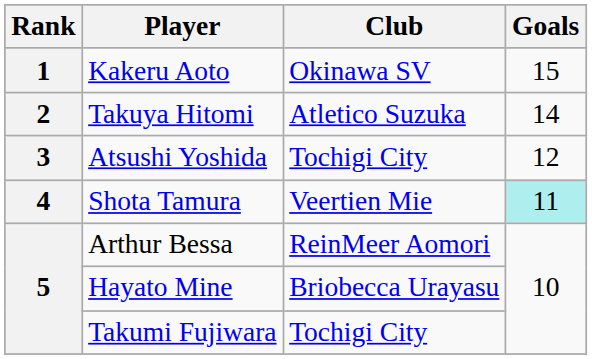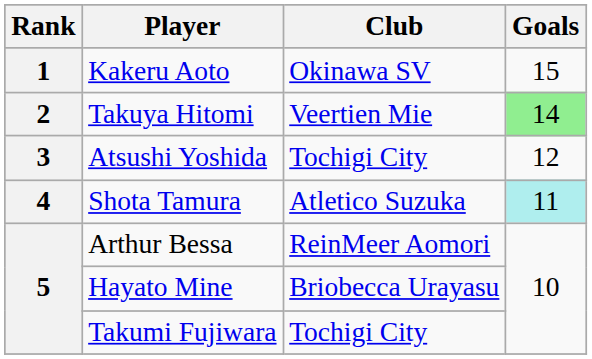(377, 113) Atletico Suzuka -> (361, 113) Veertien Mie
(546, 113) no background -> (546, 113) lightgreen background
(361, 200) Veertien Mie -> (377, 200) Atletico Suzuka
